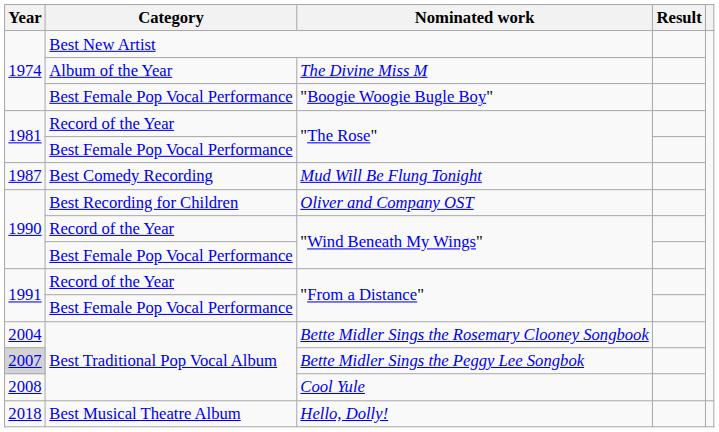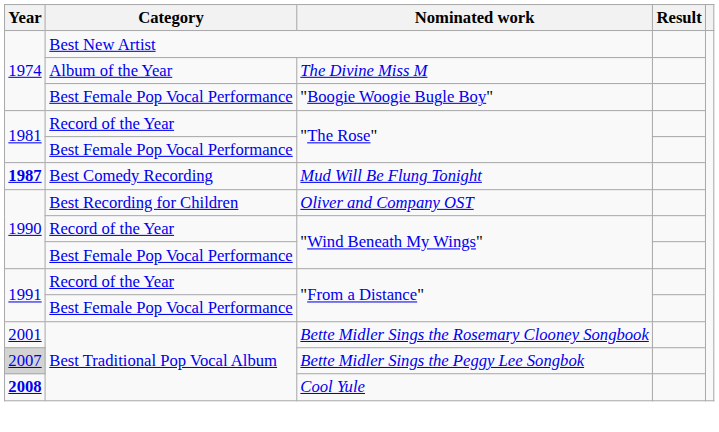(25, 176) normal -> (25, 176) bold
(25, 334) 2004 -> (25, 334) 2001
(25, 387) normal -> (25, 387) bold
- row: (145, 413)
